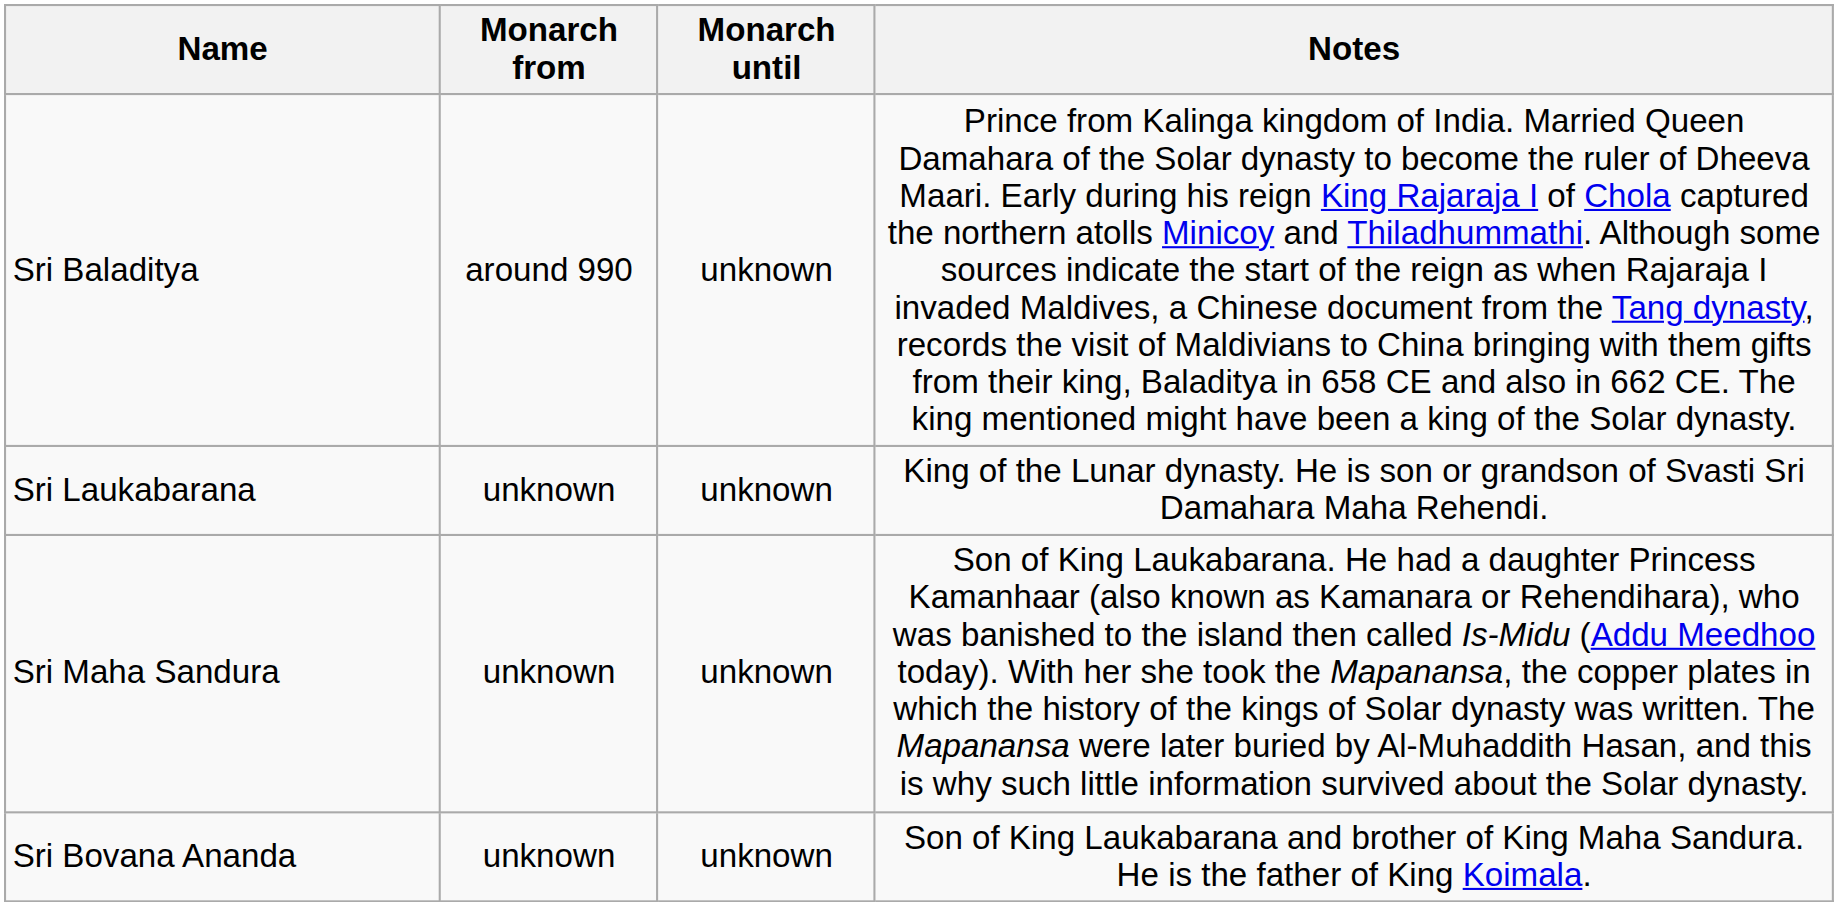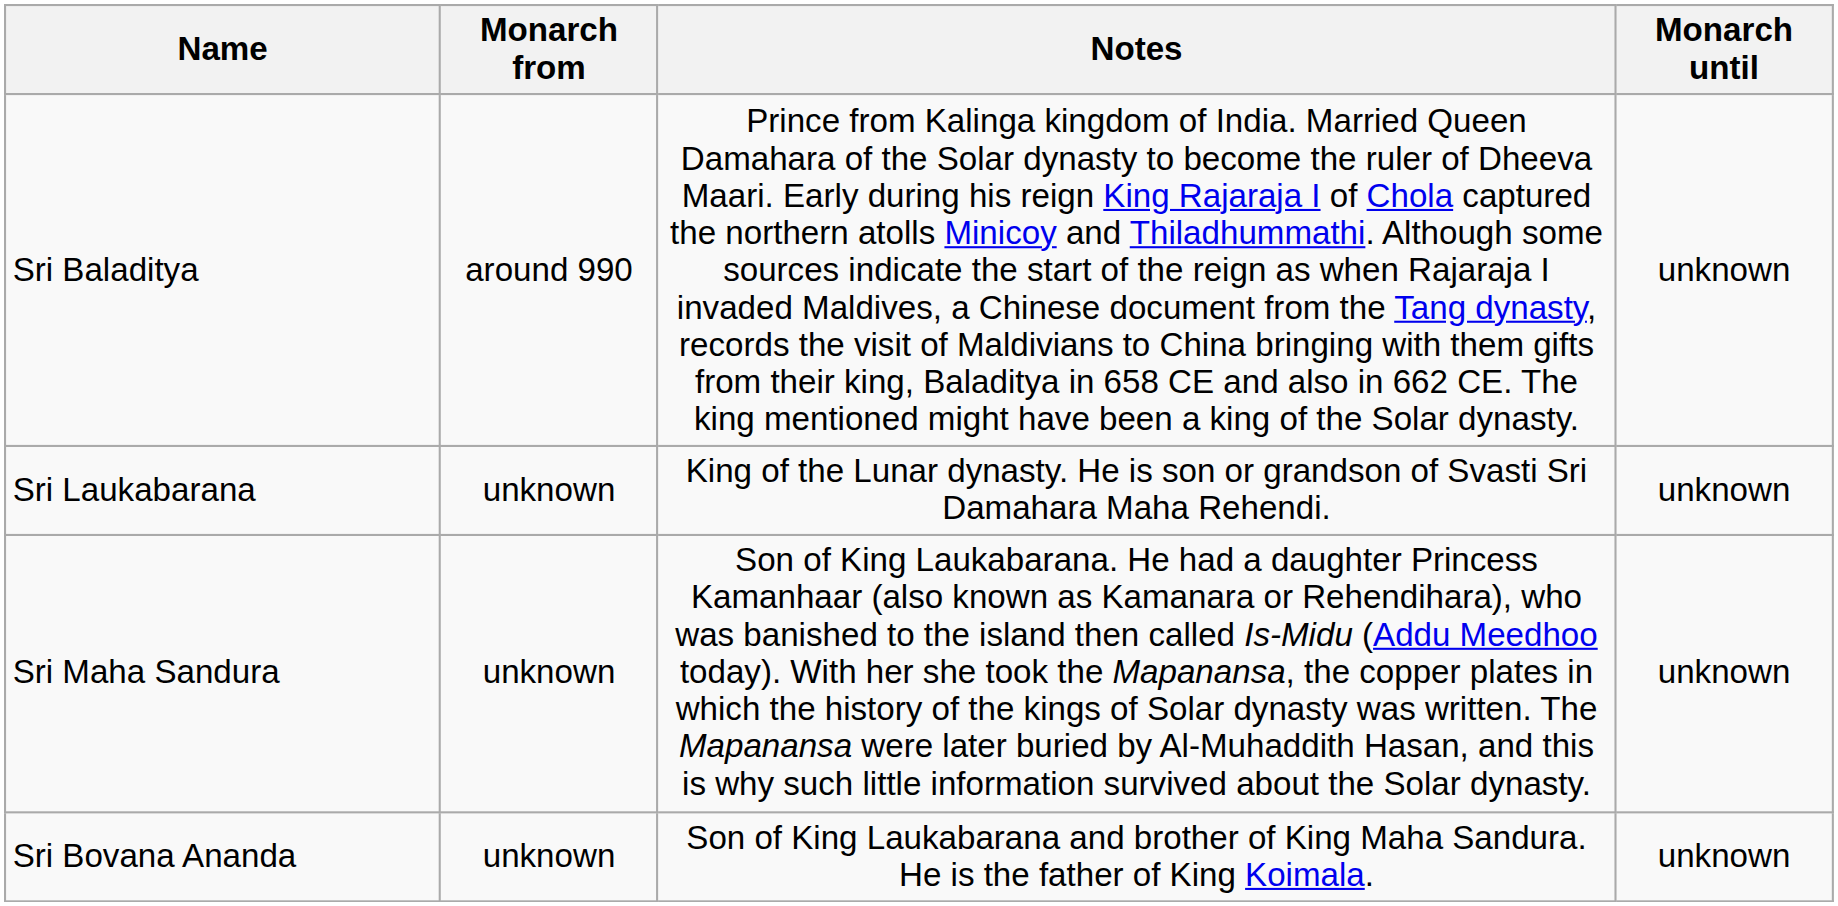columns swapped: (767, 49) <-> (1354, 49)
